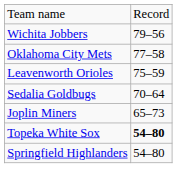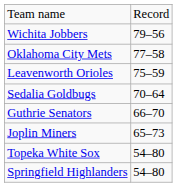+ row: (49, 113)
(149, 133) bold -> (149, 152) normal
